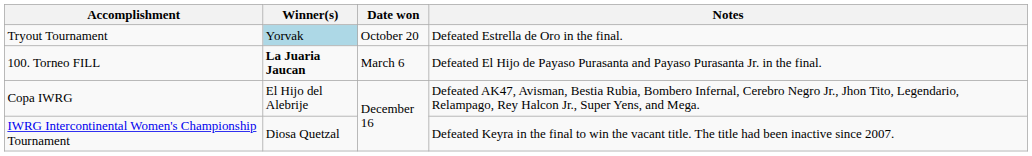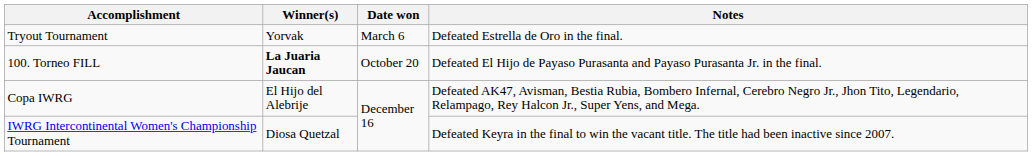(285, 35) lightblue background -> (285, 35) no background
(390, 35) October 20 -> (383, 35) March 6
(383, 63) March 6 -> (390, 63) October 20
